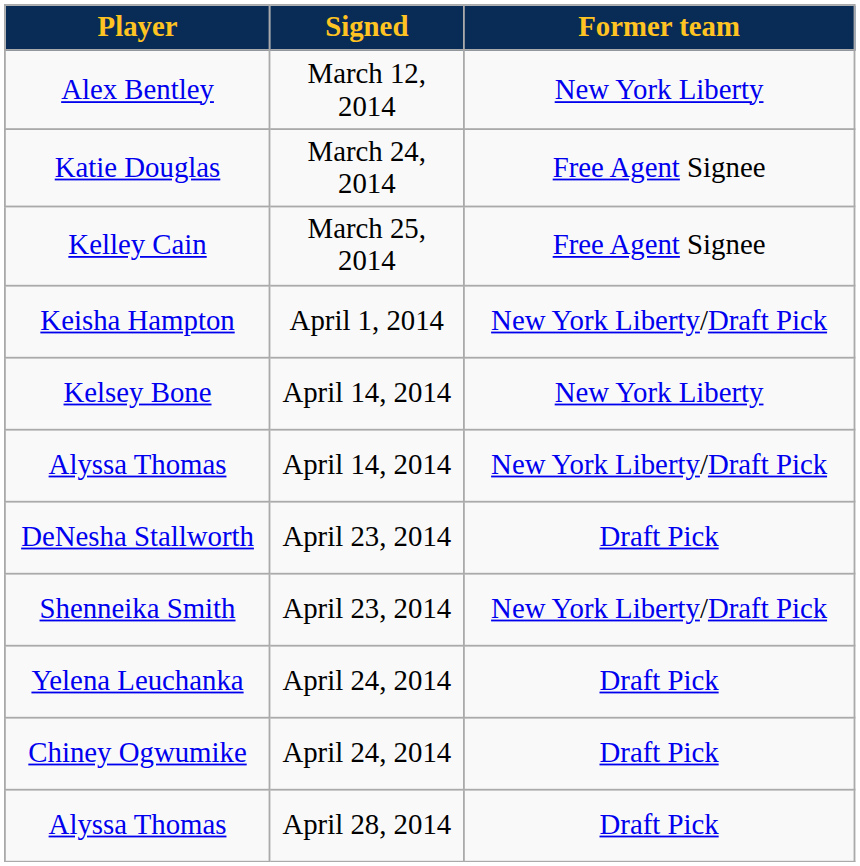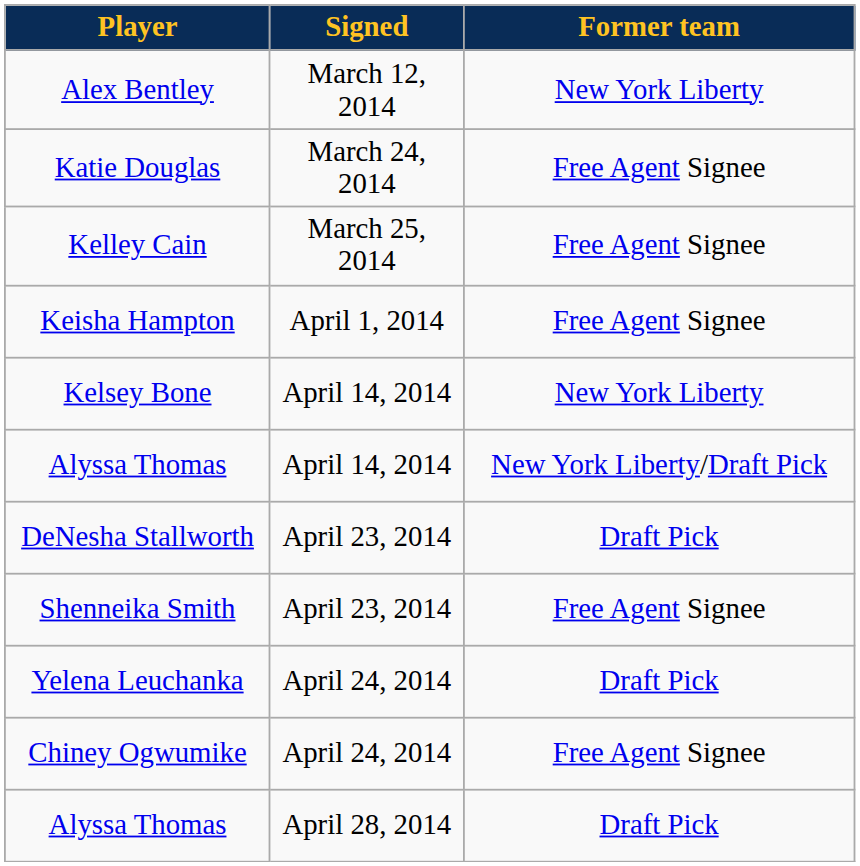(659, 320) New York Liberty/Draft Pick -> (659, 320) Free Agent Signee
(659, 608) New York Liberty/Draft Pick -> (659, 608) Free Agent Signee
(659, 752) Draft Pick -> (659, 752) Free Agent Signee
